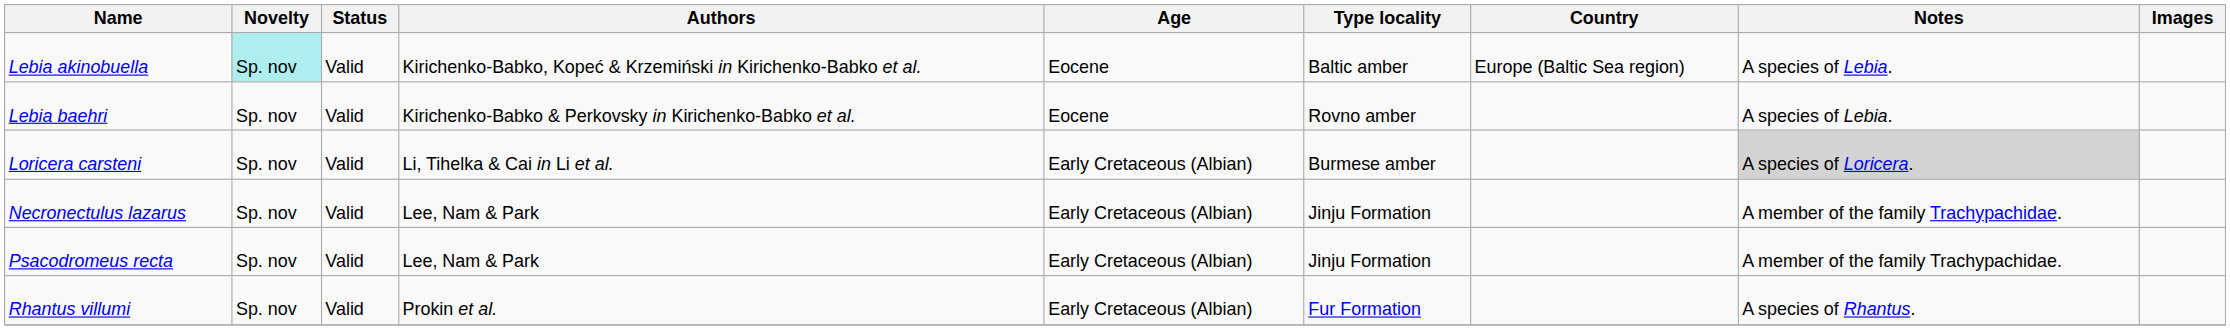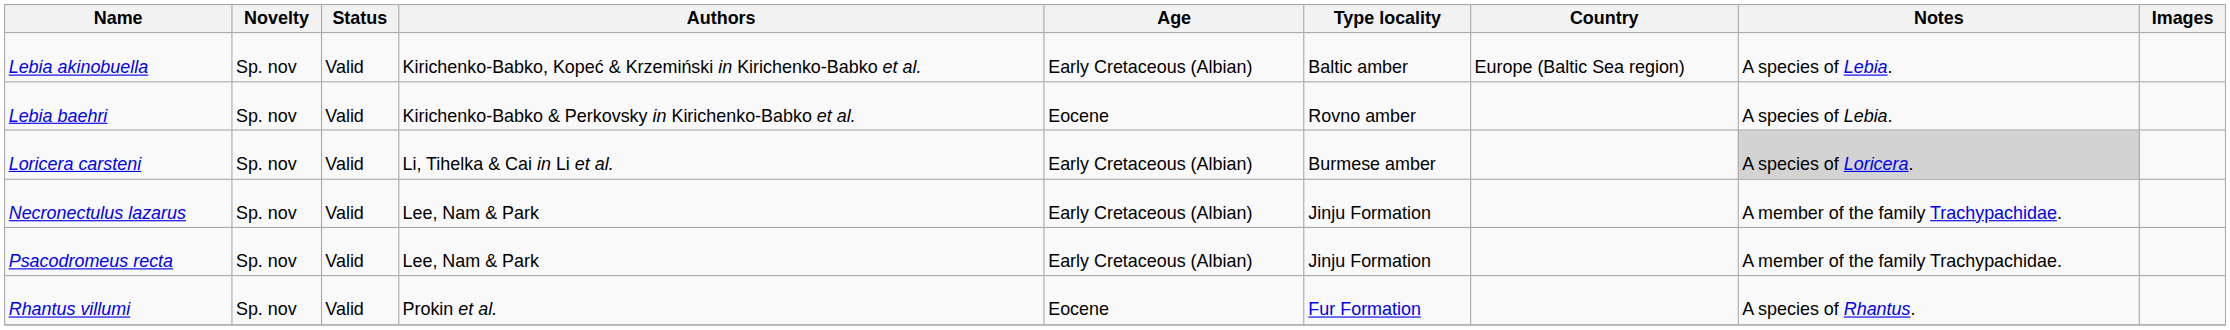(266, 67) paleturquoise background -> (266, 67) no background
(1079, 67) Eocene -> (1150, 67) Early Cretaceous (Albian)
(1150, 310) Early Cretaceous (Albian) -> (1079, 310) Eocene
